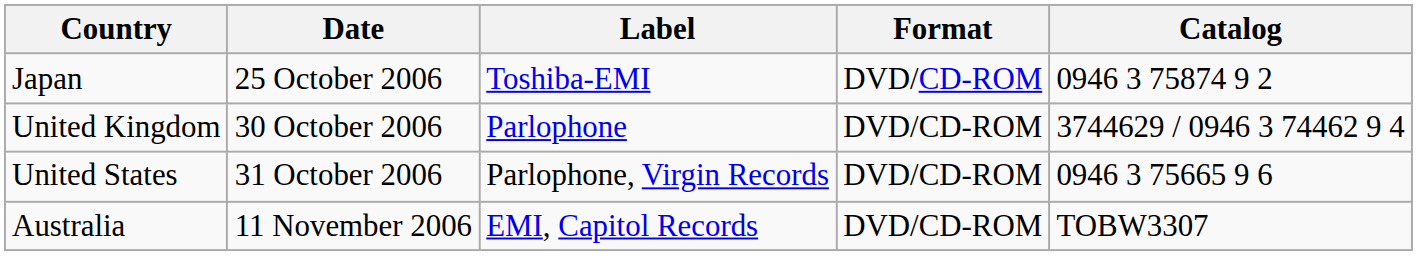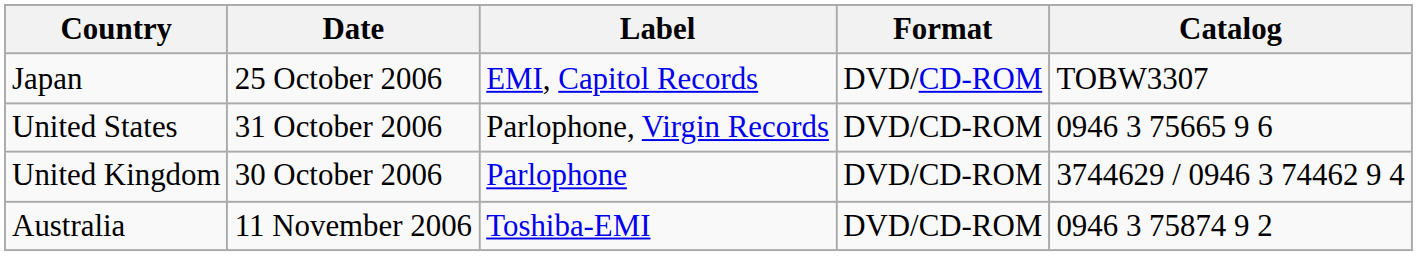(568, 77) Toshiba-EMI -> (622, 77) EMI, Capitol Records
(1165, 77) 0946 3 75874 9 2 -> (1132, 77) TOBW3307
rows swapped: (116, 126) <-> (95, 175)
(622, 224) EMI, Capitol Records -> (568, 224) Toshiba-EMI
(1132, 224) TOBW3307 -> (1165, 224) 0946 3 75874 9 2
